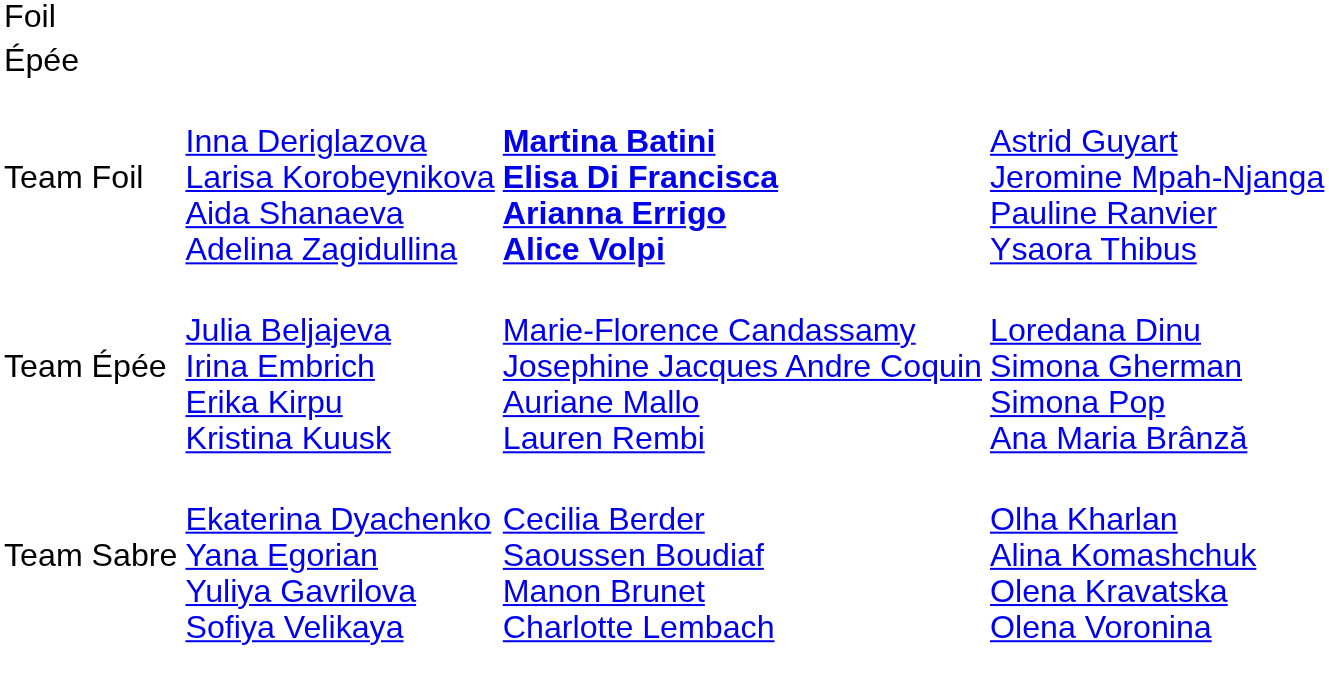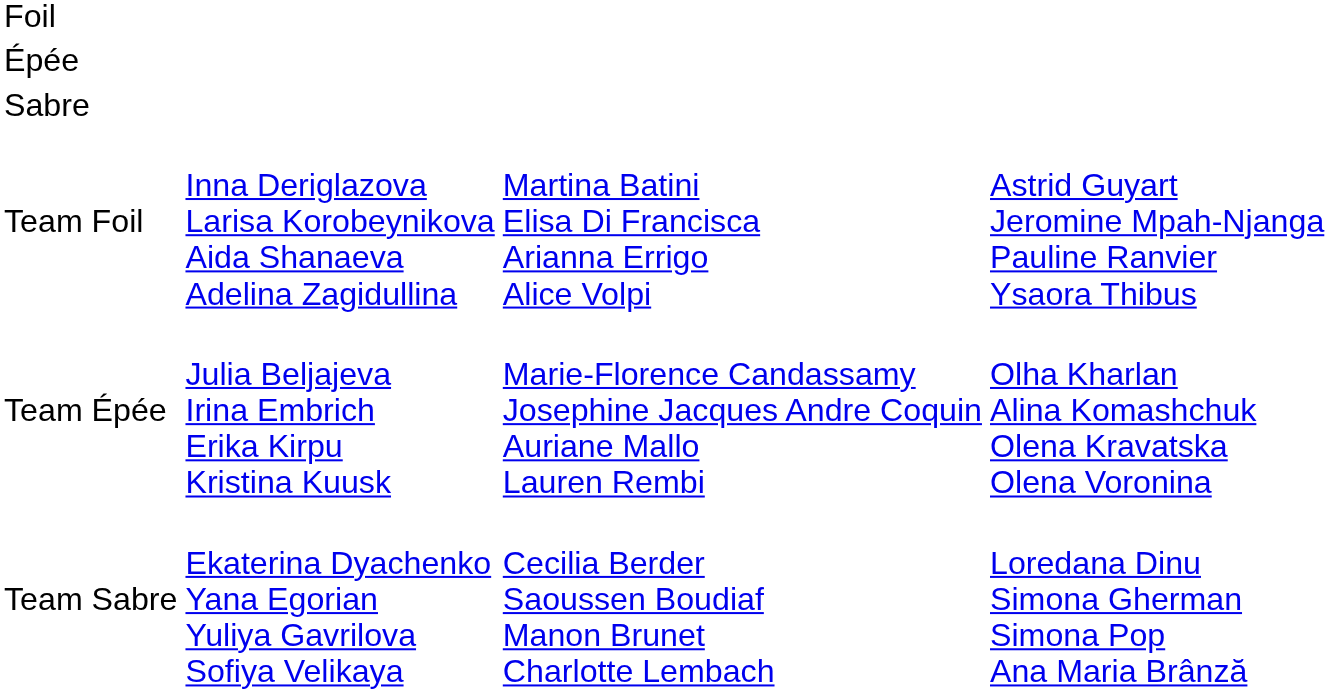+ row: (47, 105)
(640, 195) bold -> (631, 239) normal
(1119, 384) Loredana Dinu Simona Gherman Simona Pop Ana Maria Brânză -> (1123, 428) Olha Kharlan Alina Komashchuk Olena Kravatska Olena Voronina
(1123, 573) Olha Kharlan Alina Komashchuk Olena Kravatska Olena Voronina -> (1119, 617) Loredana Dinu Simona Gherman Simona Pop Ana Maria Brânză
